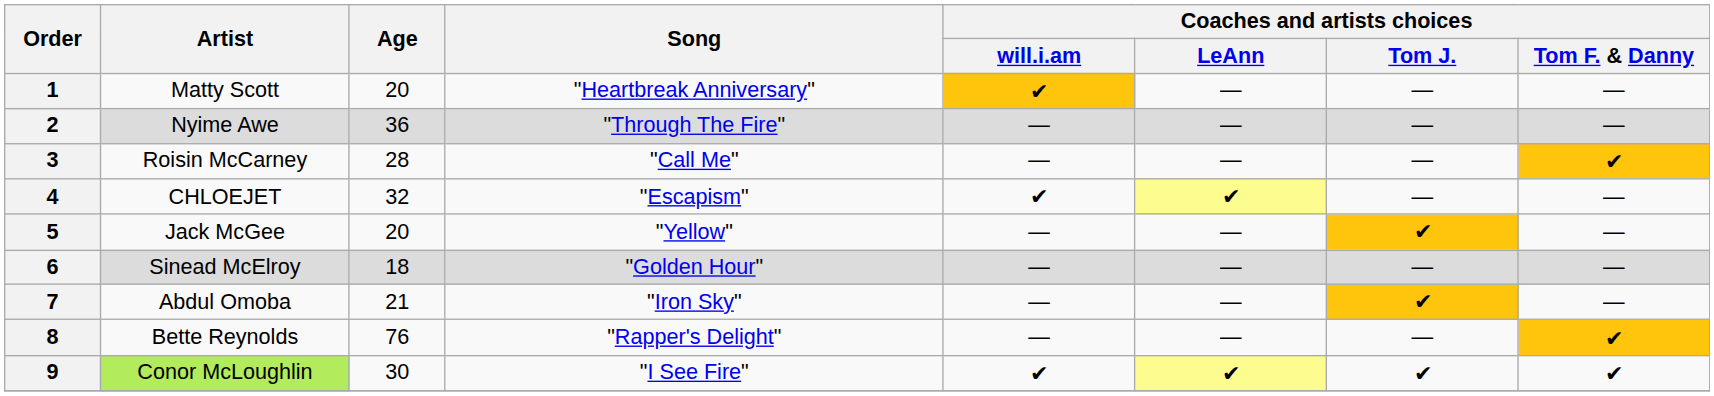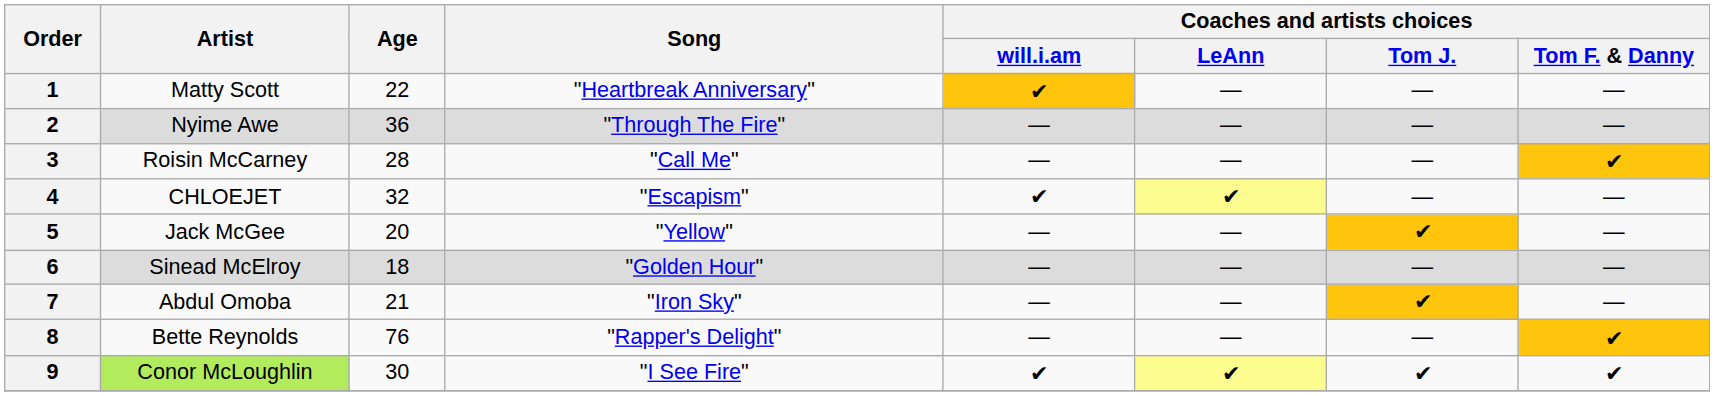(397, 90) 20 -> (397, 90) 22
